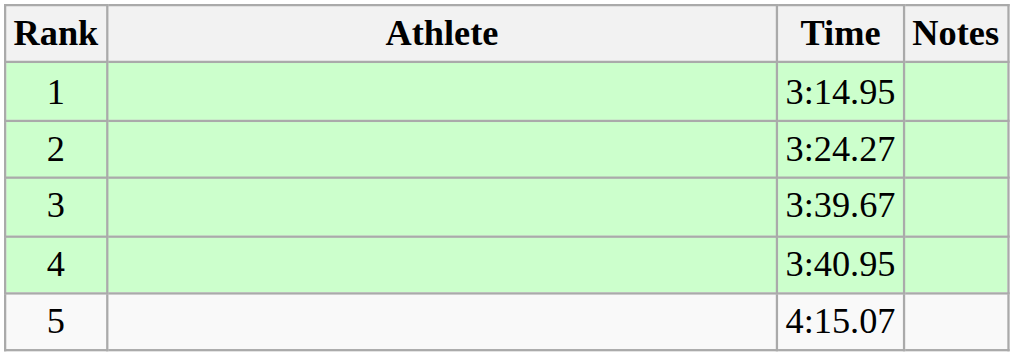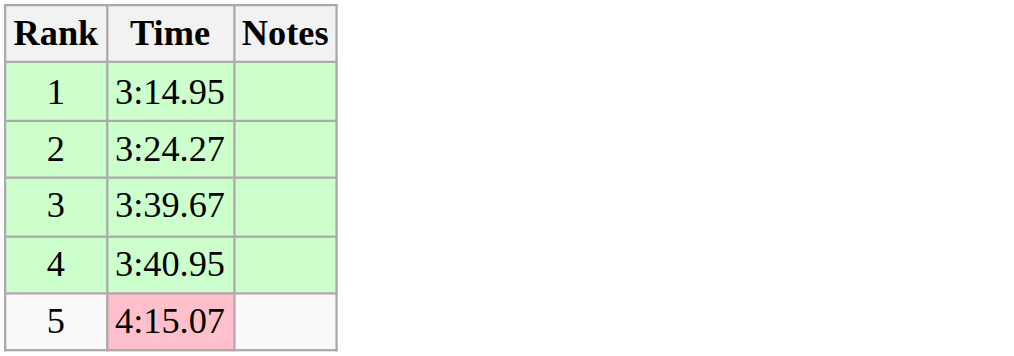- column: (442, 33)
(841, 321) no background -> (170, 321) pink background
